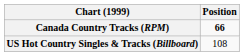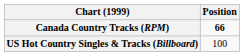(220, 43) 108 -> (220, 43) 100
